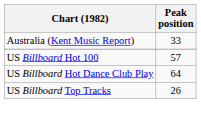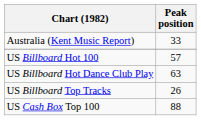(176, 73) 64 -> (176, 73) 63
+ row: (53, 106)
